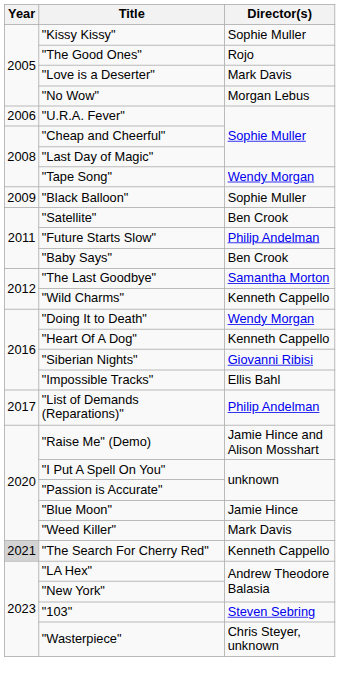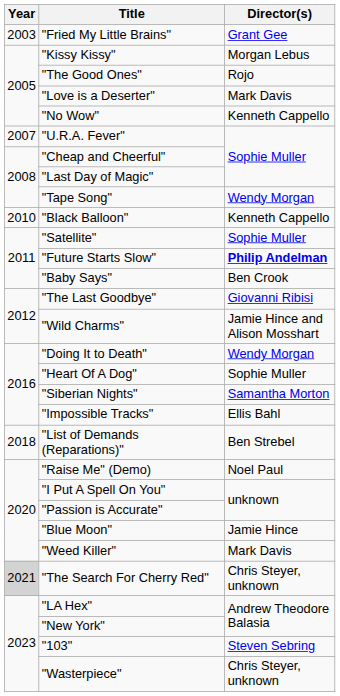+ row: (106, 34)
(267, 34) Sophie Muller -> (269, 55) Morgan Lebus
(269, 95) Morgan Lebus -> (279, 116) Kenneth Cappello
(22, 116) 2006 -> (22, 136) 2007
(22, 197) 2009 -> (22, 217) 2010
(267, 197) Sophie Muller -> (279, 217) Kenneth Cappello
(258, 217) Ben Crook -> (267, 237) Sophie Muller
(274, 237) normal -> (278, 258) bold
(278, 278) Samantha Morton -> (270, 298) Giovanni Ribisi
(279, 298) Kenneth Cappello -> (275, 326) Jamie Hince and Alison Mosshart
(279, 339) Kenneth Cappello -> (267, 374) Sophie Muller
(270, 359) Giovanni Ribisi -> (278, 394) Samantha Morton
(22, 407) 2017 -> (22, 442) 2018
(274, 407) Philip Andelman -> (261, 442) Ben Strebel
(275, 442) Jamie Hince and Alison Mosshart -> (255, 469) Noel Paul
(279, 550) Kenneth Cappello -> (264, 578) Chris Steyer, unknown
